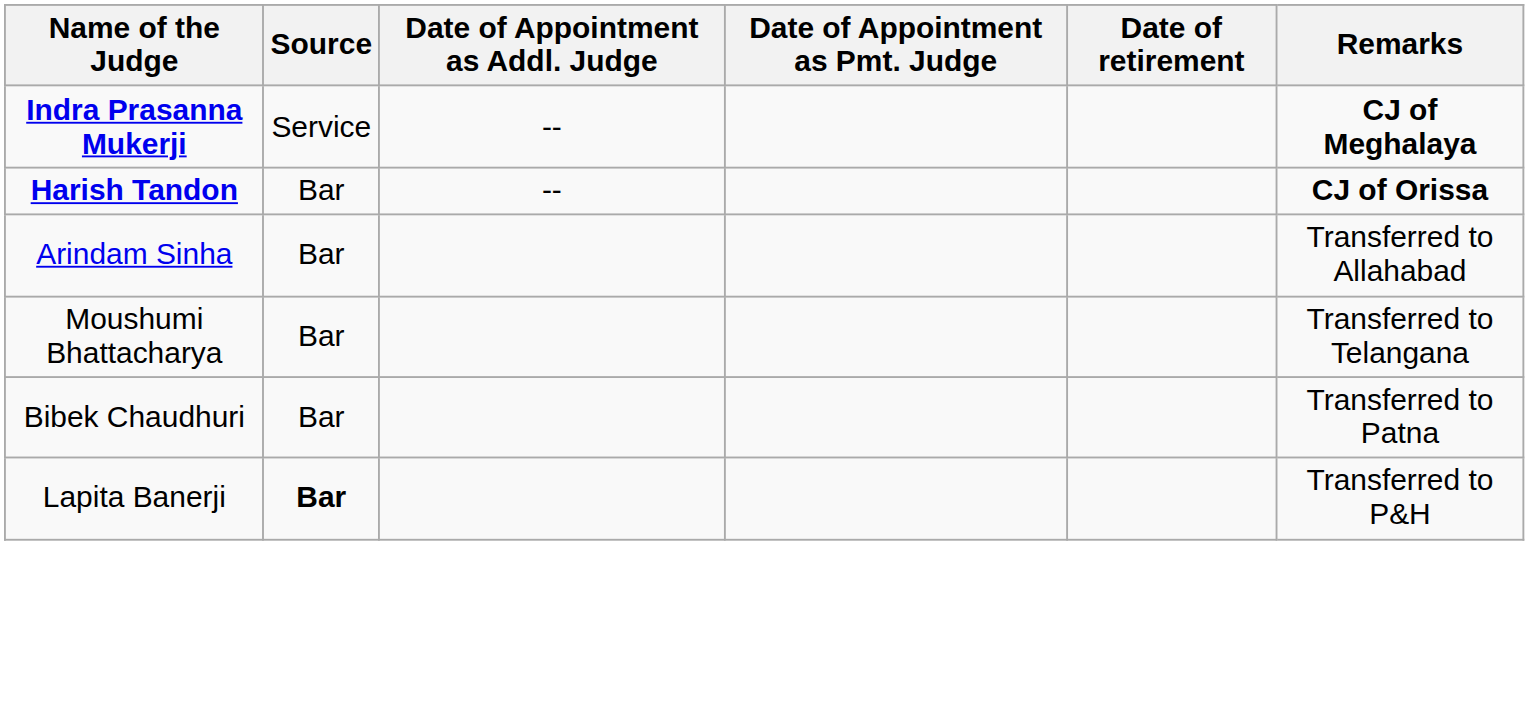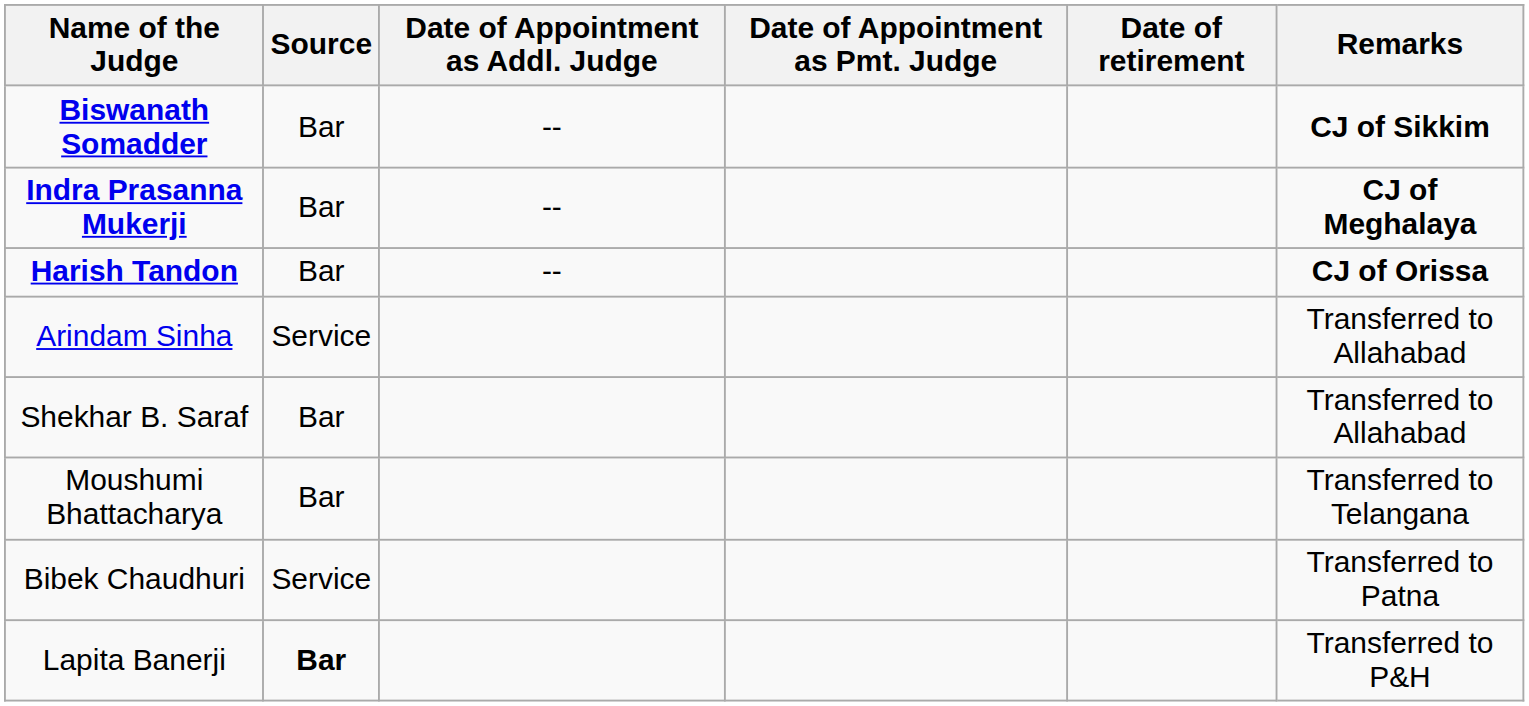+ row: (134, 126)
(321, 126) Service -> (321, 207) Bar
(321, 254) Bar -> (321, 335) Service
+ row: (134, 416)
(321, 416) Bar -> (321, 579) Service
